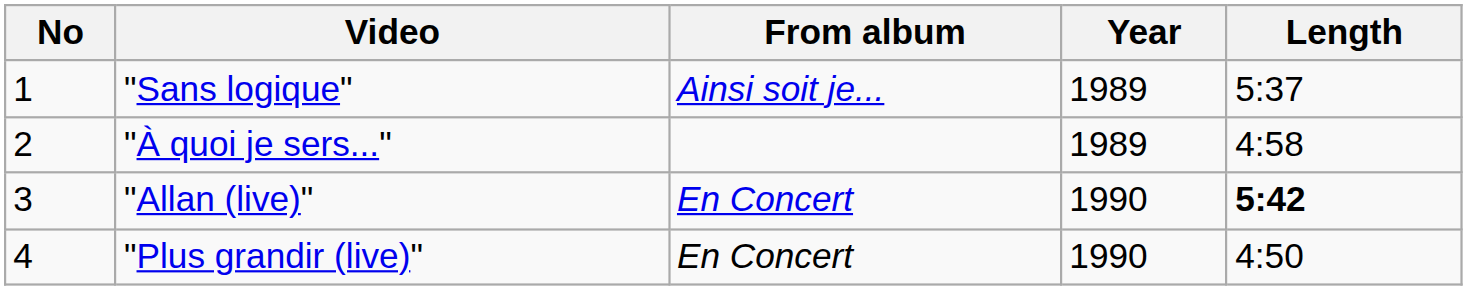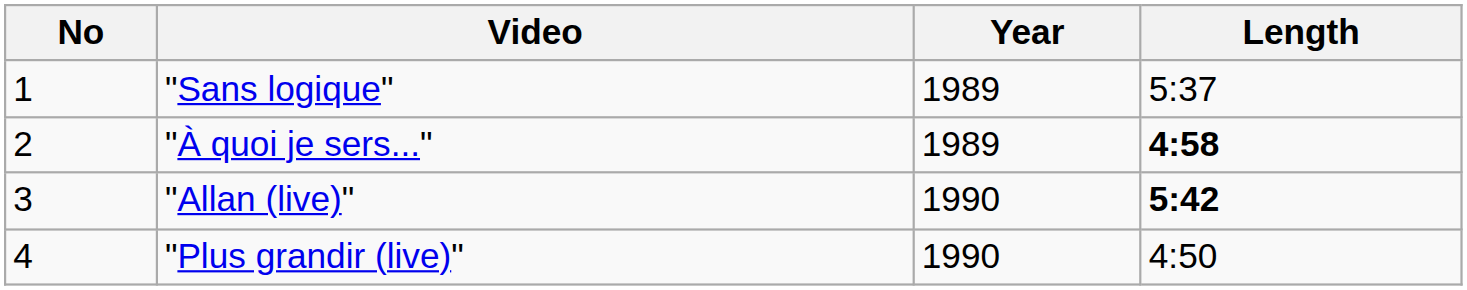- column: (865, 32)
(1269, 144) normal -> (1184, 144) bold
